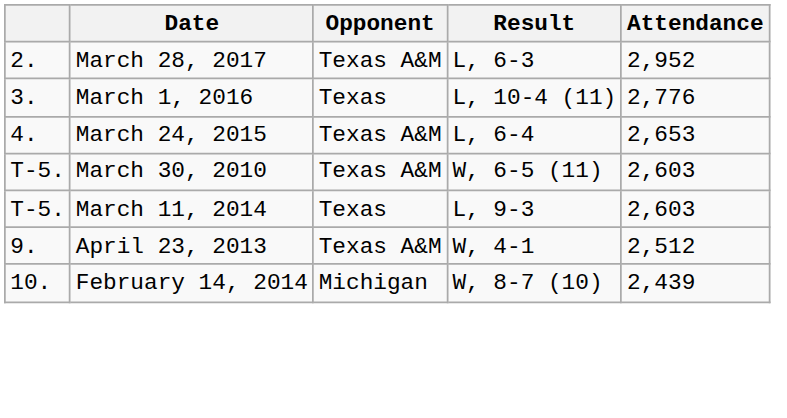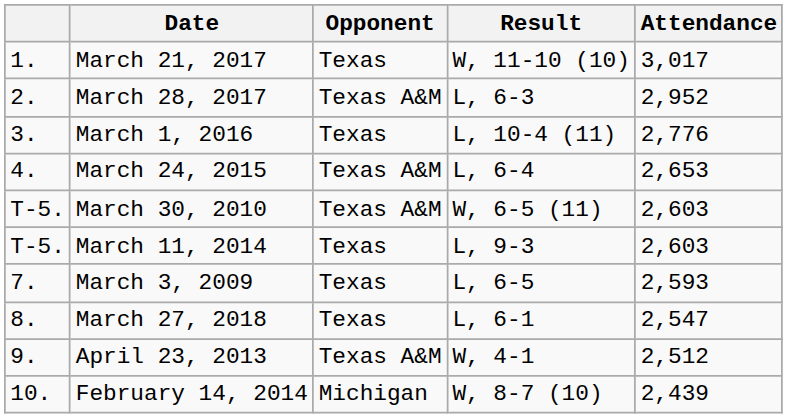+ row: (171, 60)
+ row: (164, 283)
+ row: (171, 320)
